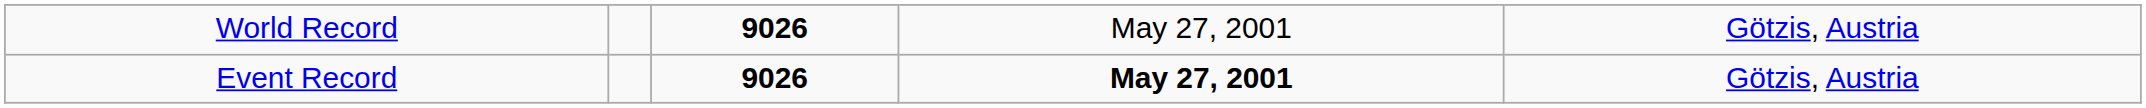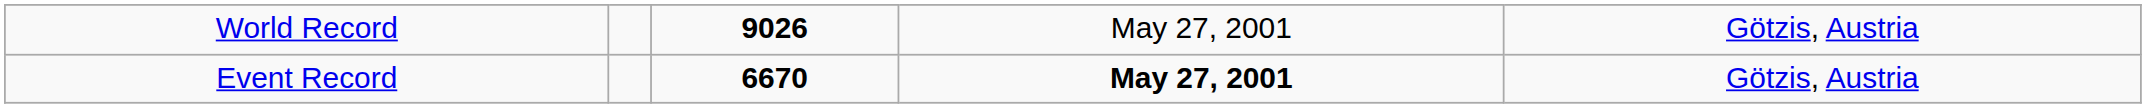(775, 78) 9026 -> (775, 78) 6670
